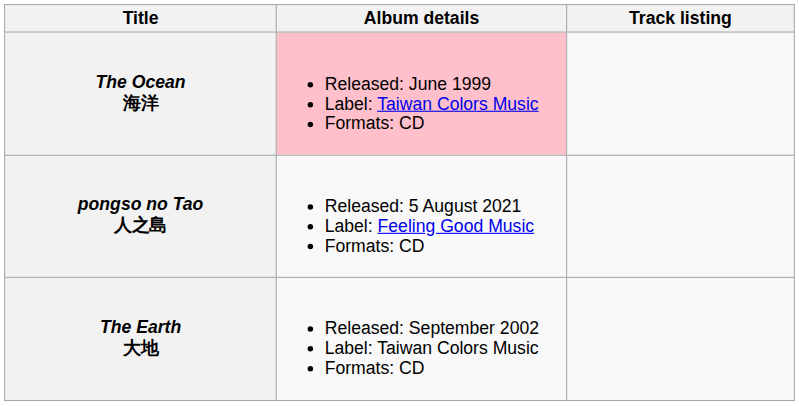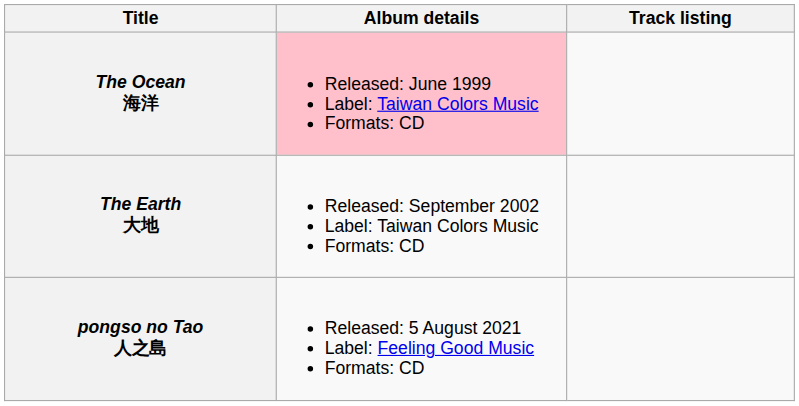rows swapped: (141, 337) <-> (141, 215)
